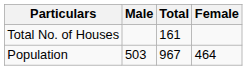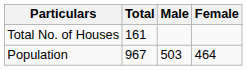columns swapped: (174, 14) <-> (139, 14)
